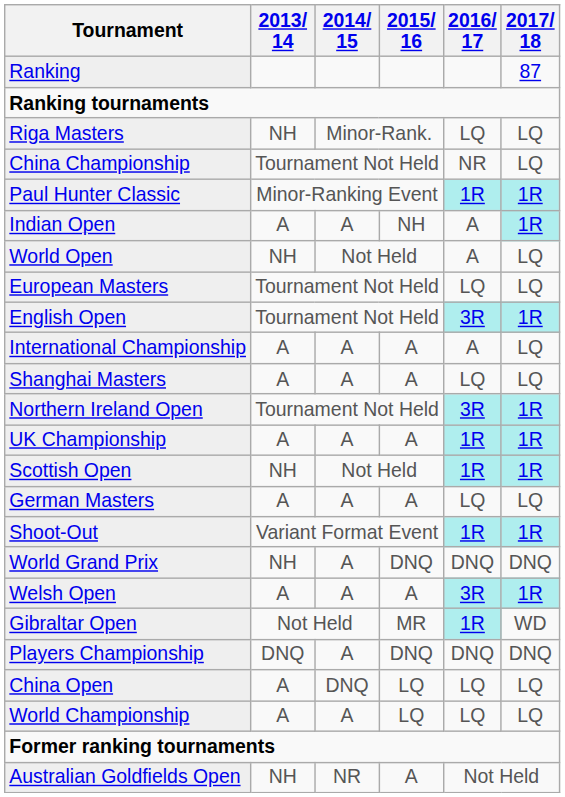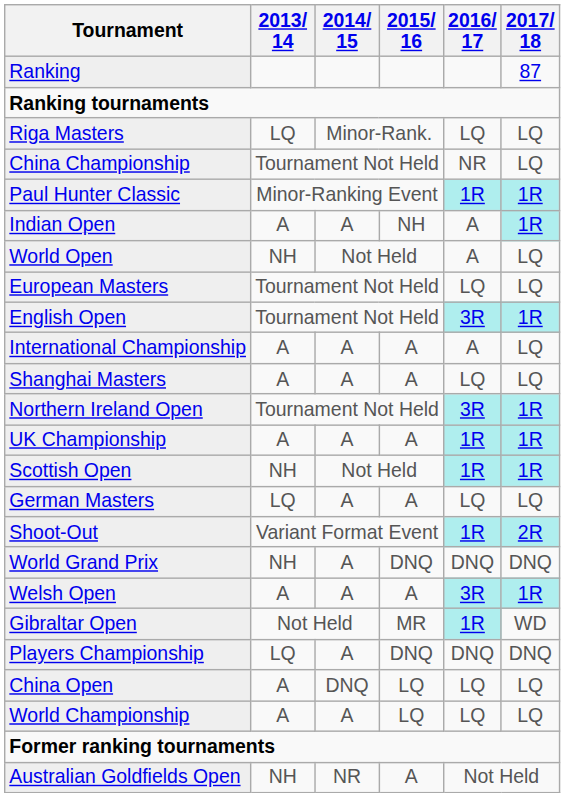(283, 133) NH -> (283, 133) LQ
(283, 501) A -> (283, 501) LQ
(530, 532) 1R -> (530, 532) 2R
(283, 654) DNQ -> (283, 654) LQ
